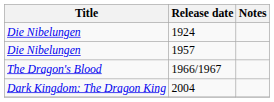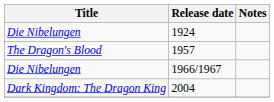(44, 50) Die Nibelungen -> (54, 50) The Dragon's Blood
(54, 69) The Dragon's Blood -> (44, 69) Die Nibelungen
